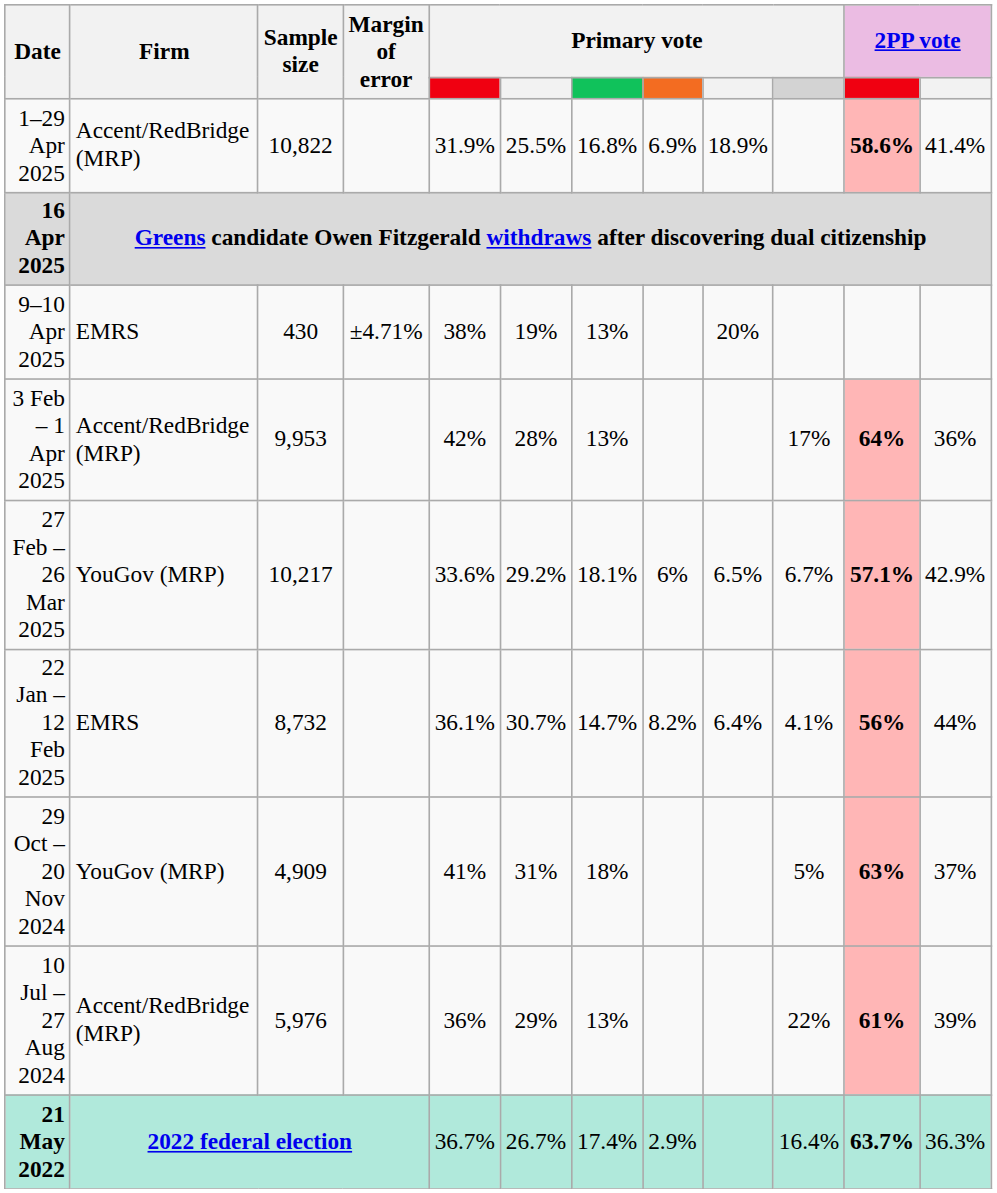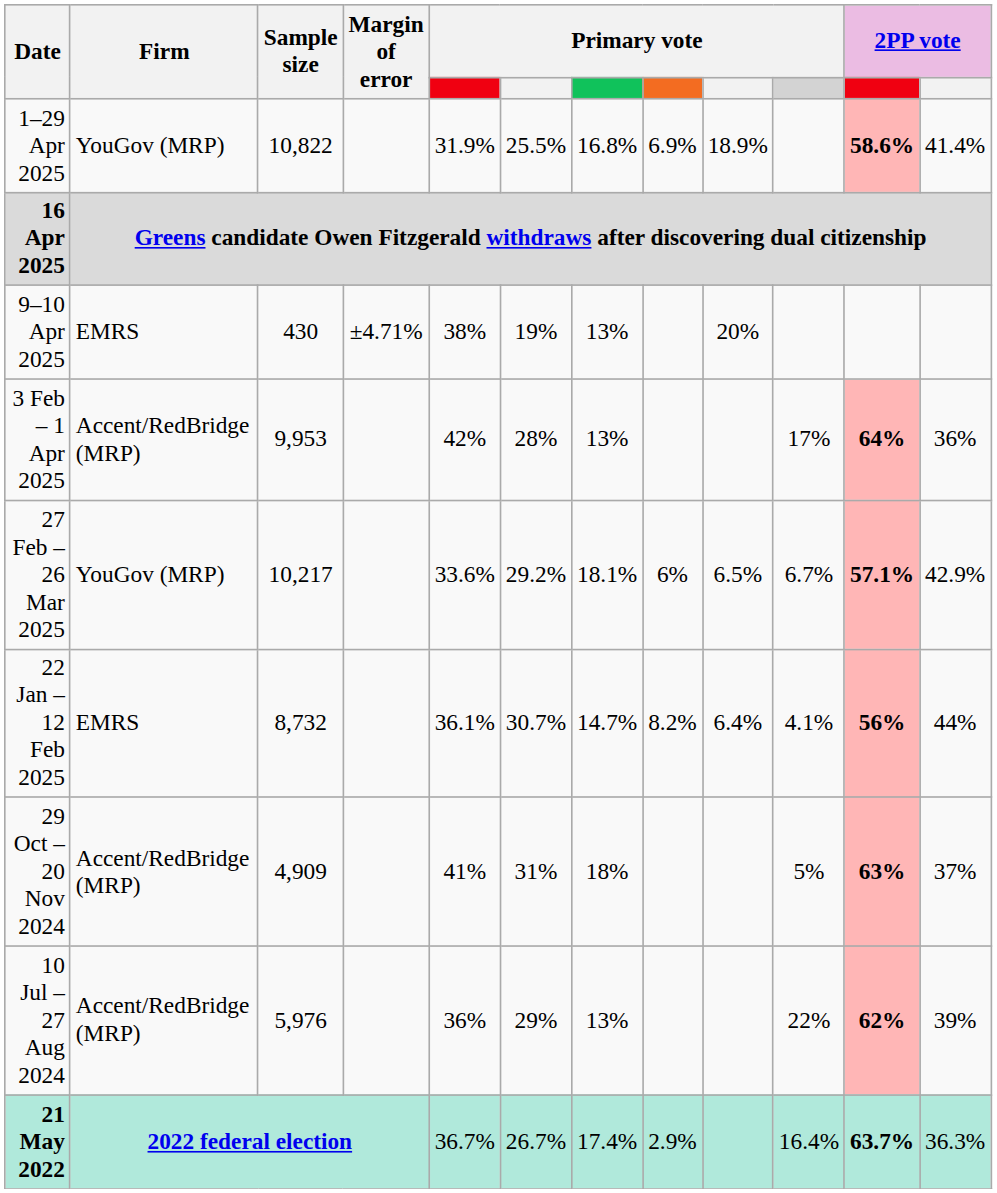(163, 145) Accent/RedBridge (MRP) -> (150, 145) YouGov (MRP)
(150, 871) YouGov (MRP) -> (163, 871) Accent/RedBridge (MRP)
(882, 1020) 61% -> (882, 1020) 62%
